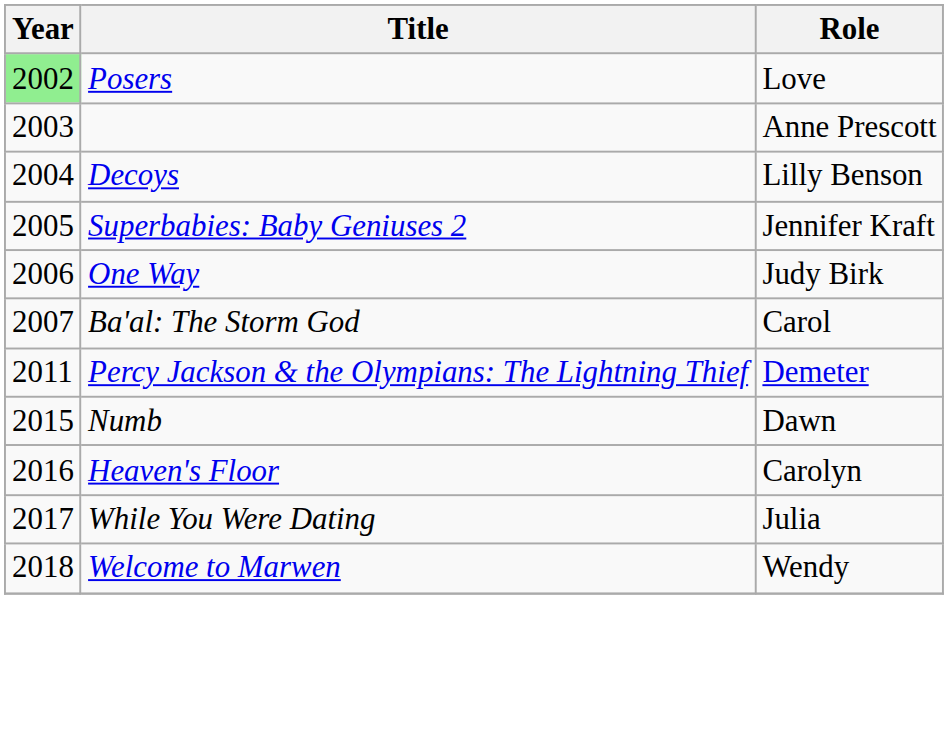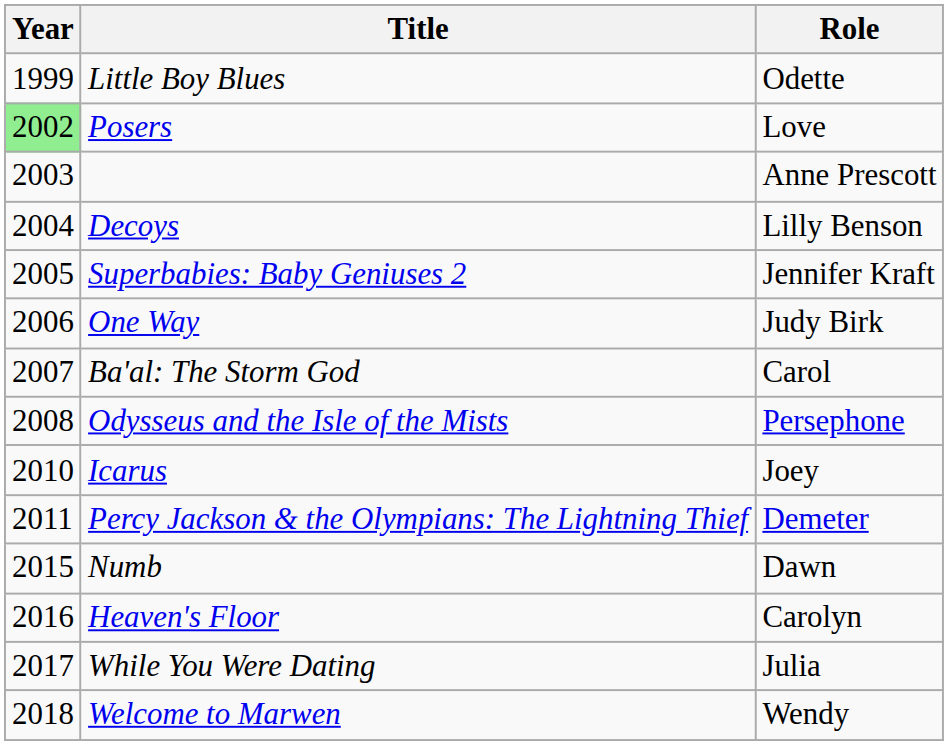+ row: (187, 77)
+ row: (298, 420)
+ row: (128, 469)
